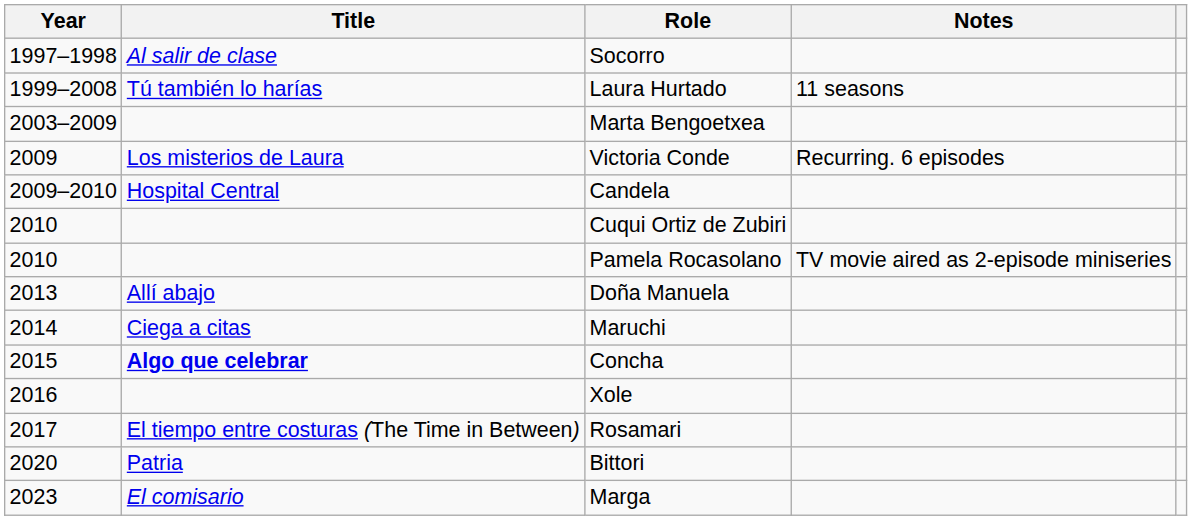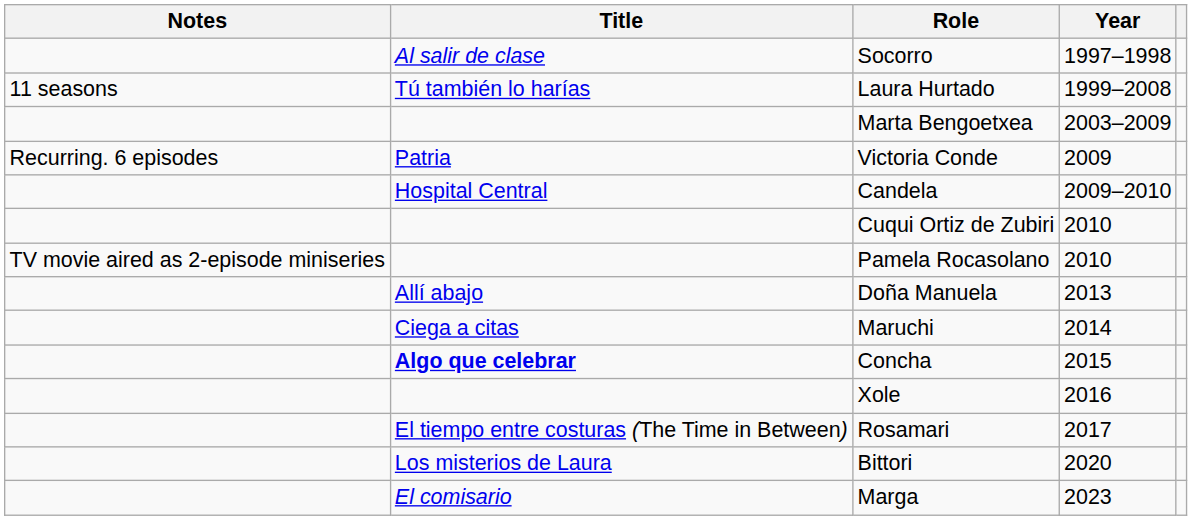columns swapped: (63, 21) <-> (984, 21)
(235, 157) Los misterios de Laura -> (423, 157) Patria
(155, 463) Patria -> (503, 463) Los misterios de Laura
